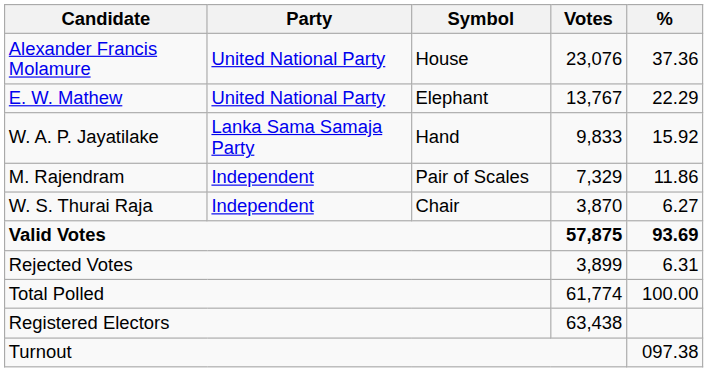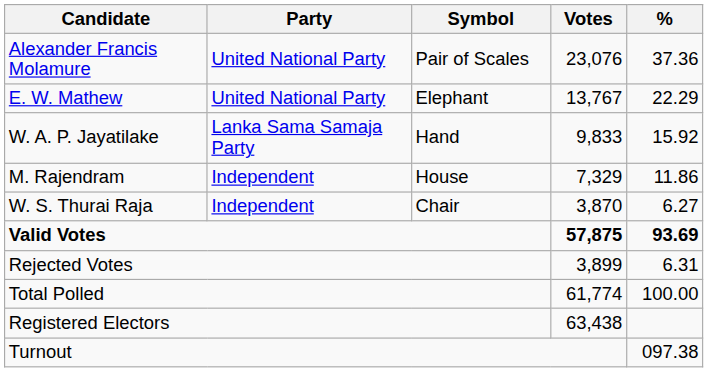(442, 58) House -> (472, 58) Pair of Scales
(472, 177) Pair of Scales -> (442, 177) House
